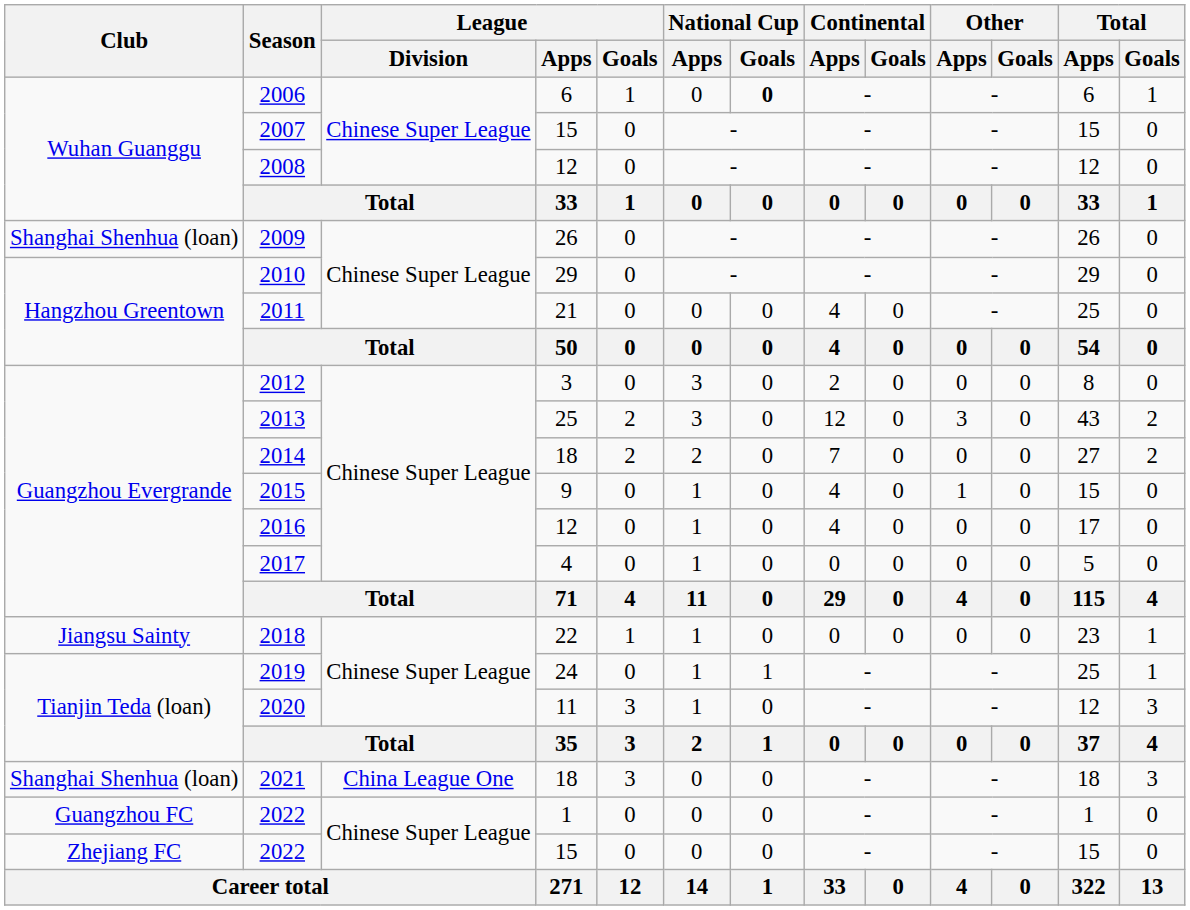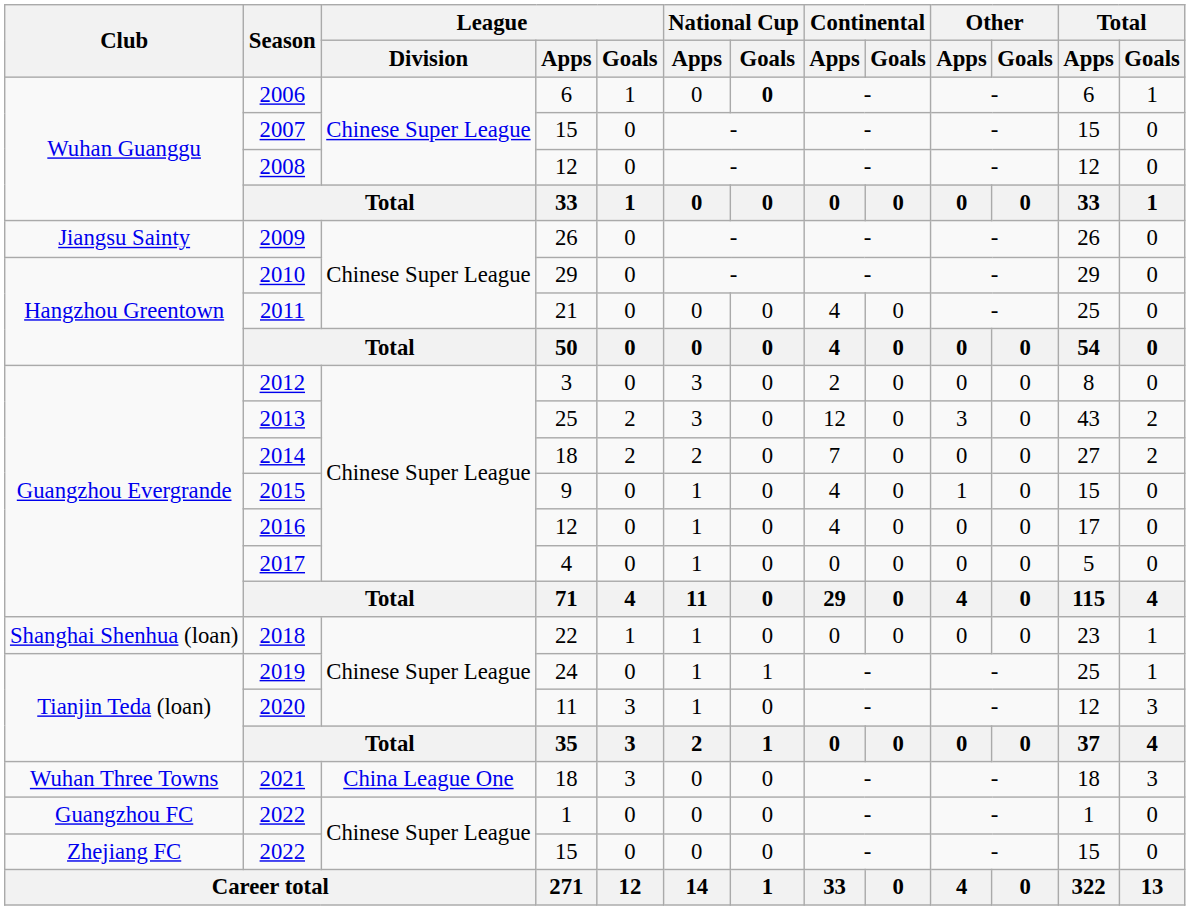(124, 238) Shanghai Shenhua (loan) -> (124, 238) Jiangsu Sainty
(124, 635) Jiangsu Sainty -> (124, 635) Shanghai Shenhua (loan)
(124, 779) Shanghai Shenhua (loan) -> (124, 779) Wuhan Three Towns
